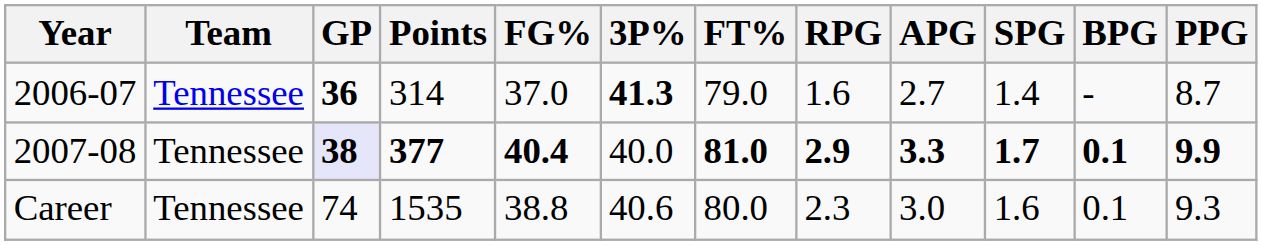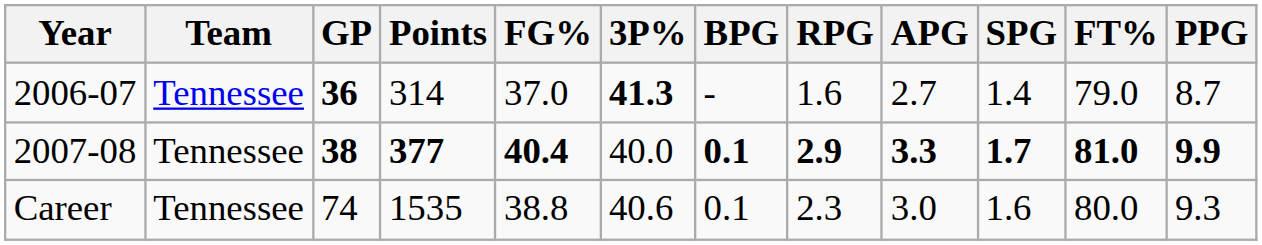columns swapped: (746, 33) <-> (1120, 33)
(339, 150) lavender background -> (339, 150) no background
